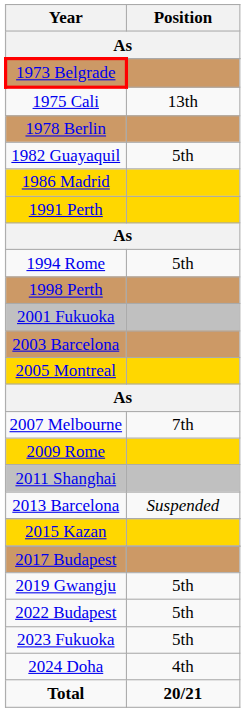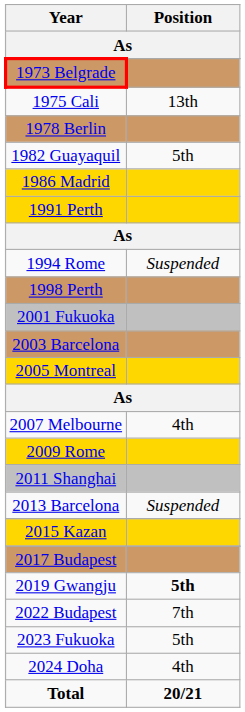(183, 263) 5th -> (183, 263) Suspended
(183, 424) 7th -> (183, 424) 4th
(183, 585) normal -> (183, 585) bold
(183, 612) 5th -> (183, 612) 7th
